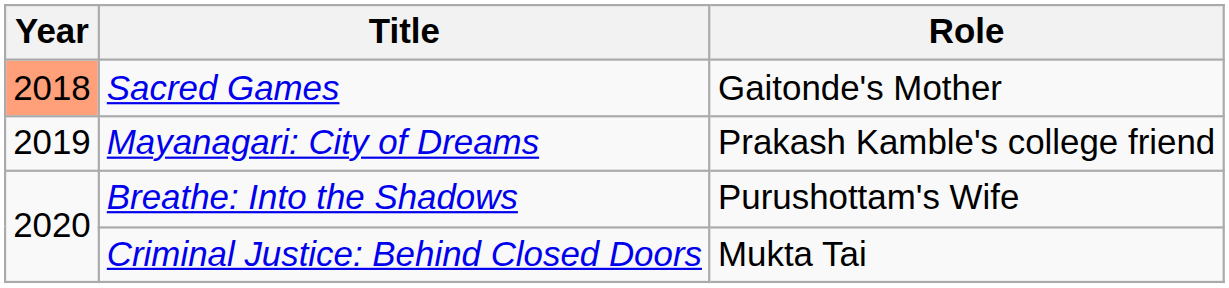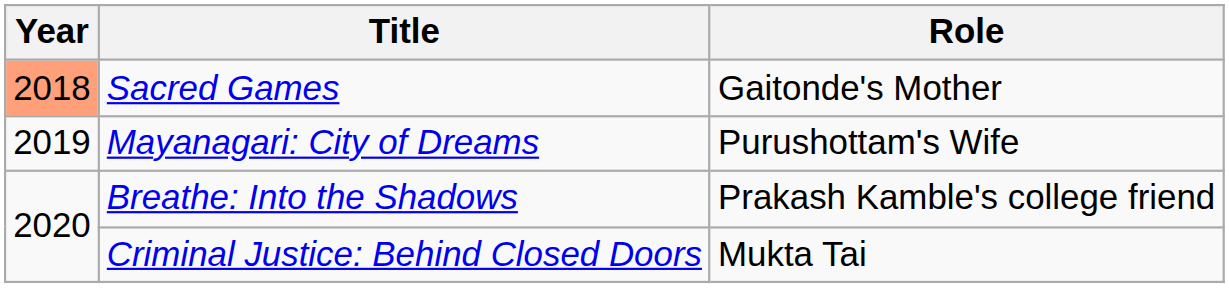(967, 142) Prakash Kamble's college friend -> (869, 142) Purushottam's Wife
(869, 198) Purushottam's Wife -> (967, 198) Prakash Kamble's college friend
